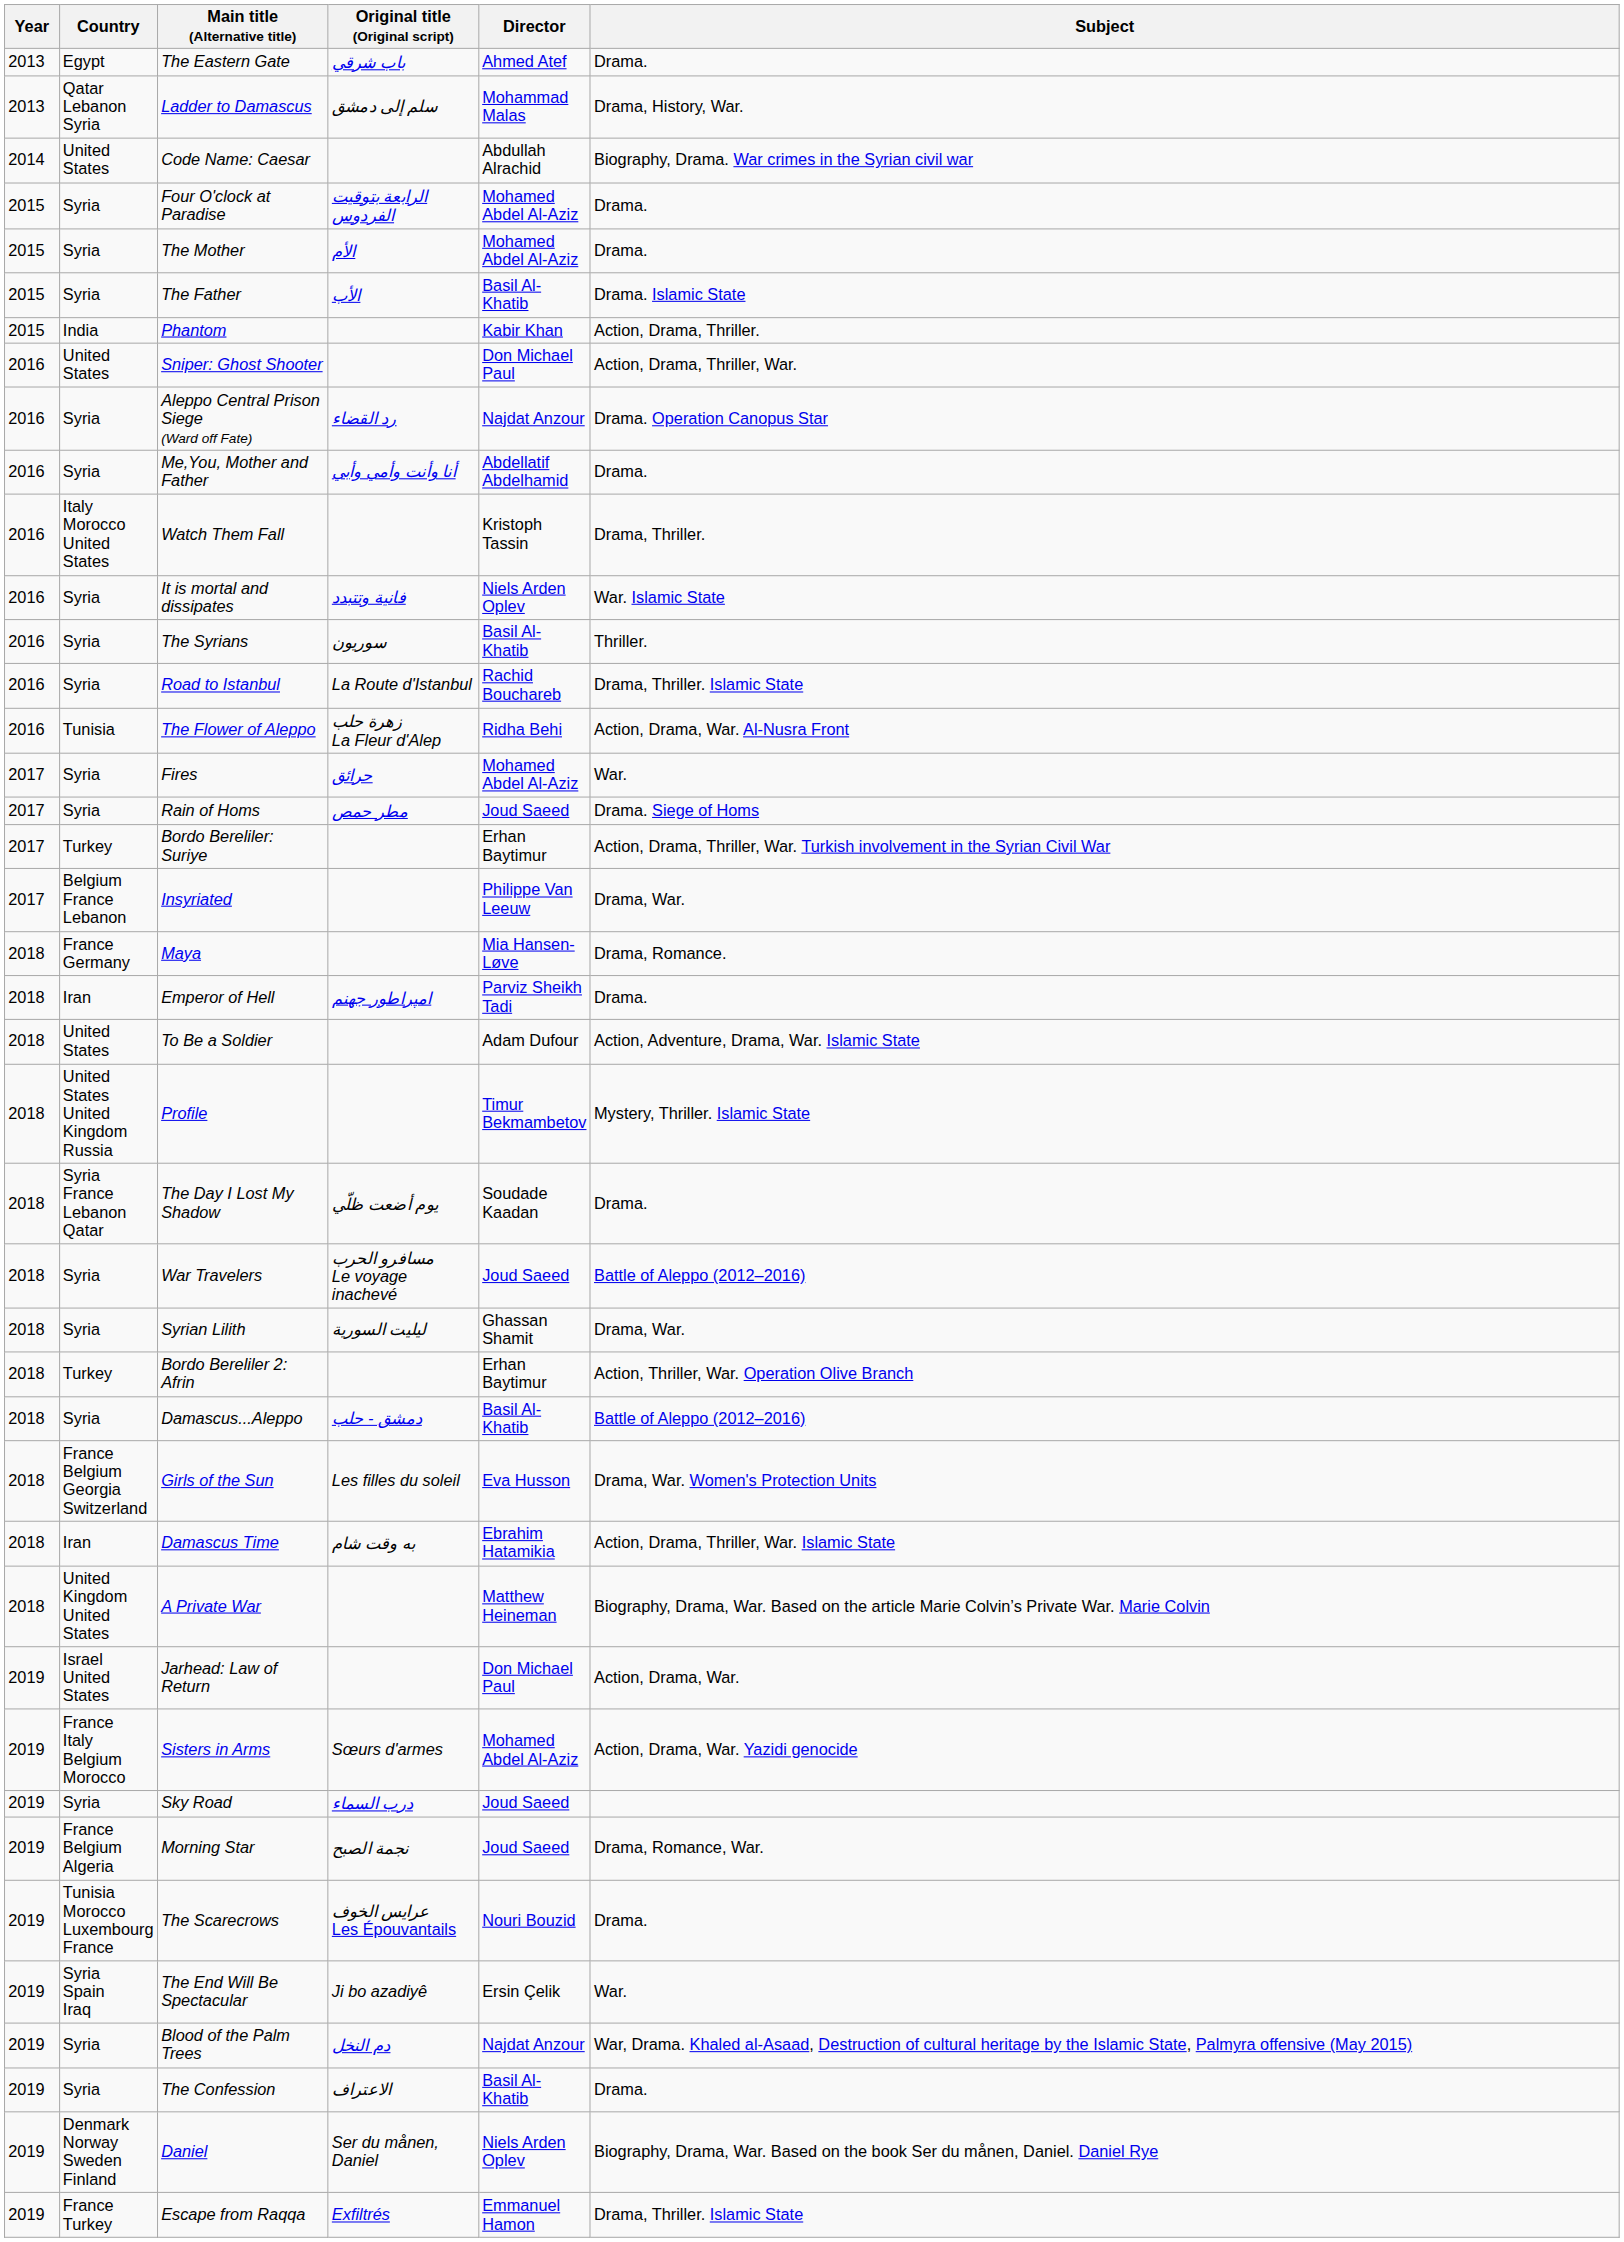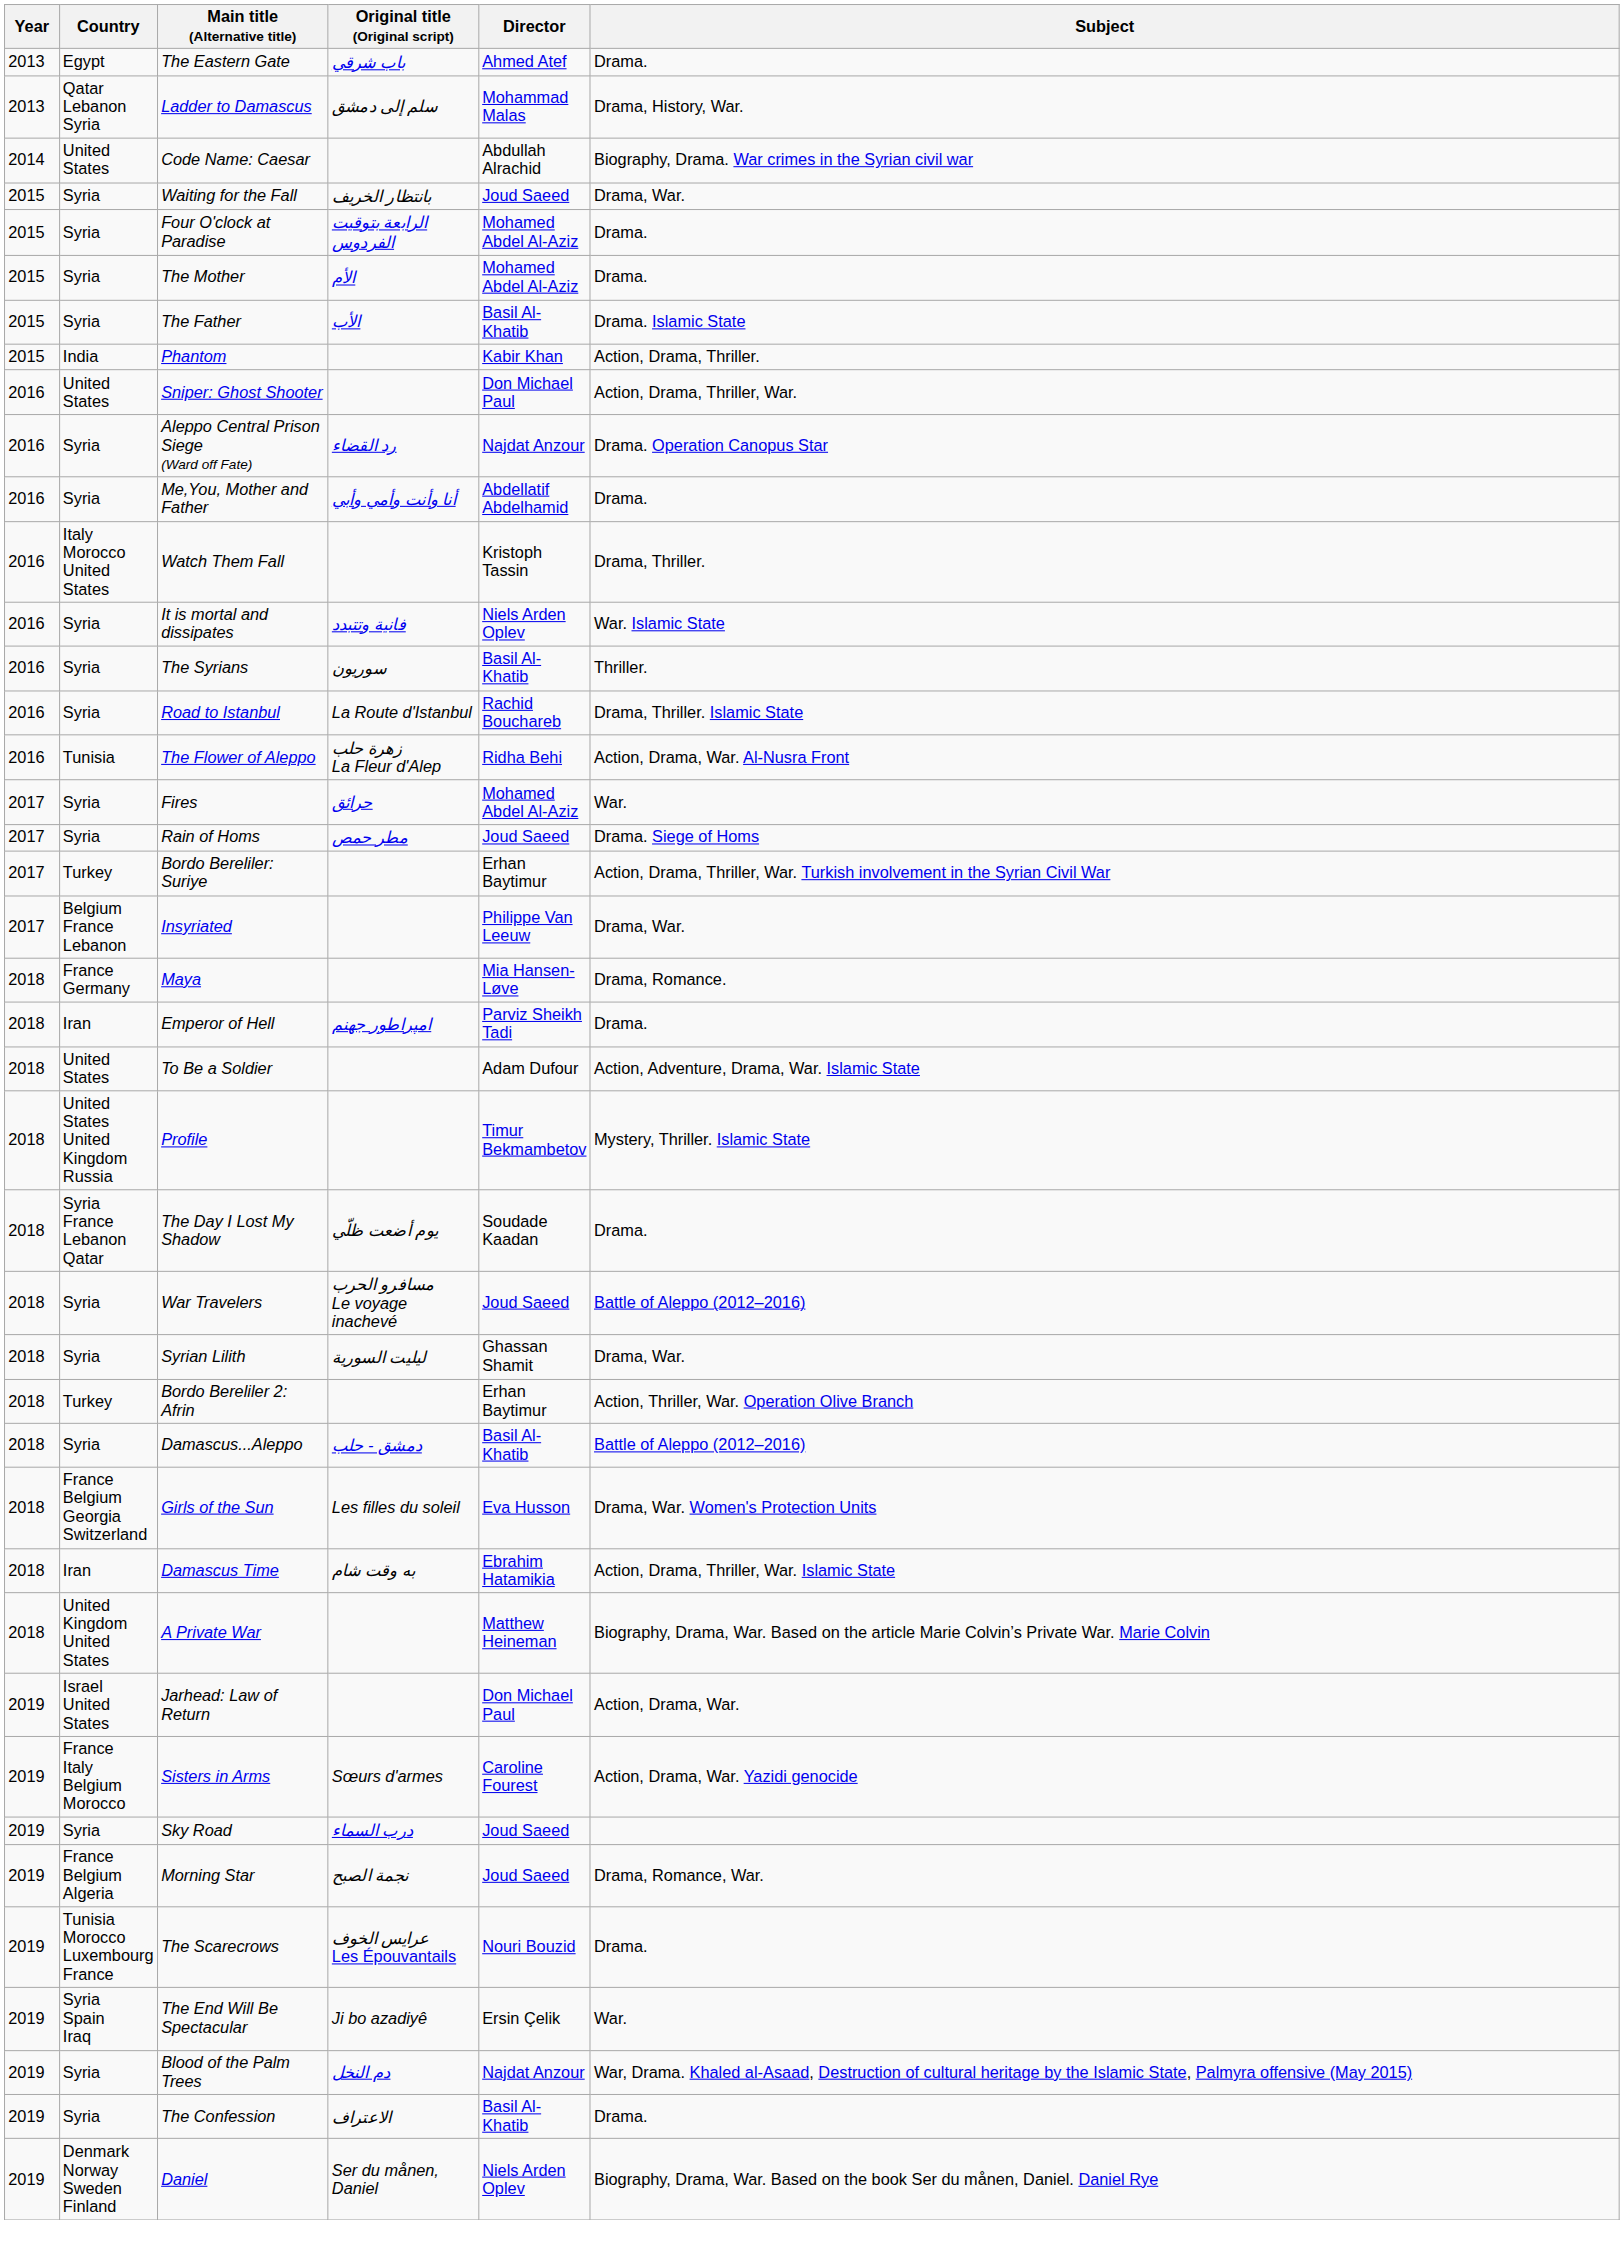+ row: (229, 195)
(530, 1749) Mohamed Abdel Al-Aziz -> (513, 1776) Caroline Fourest
- row: (233, 2214)
